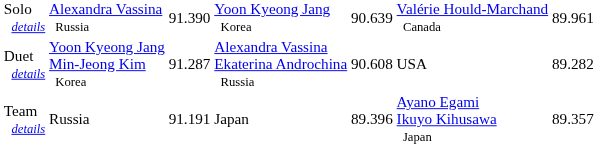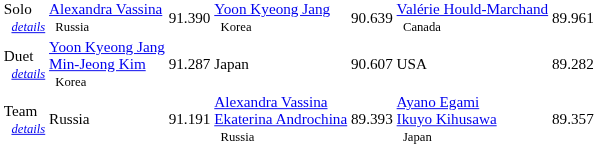(281, 64) Alexandra Vassina Ekaterina Androchina Russia -> (232, 64) Japan
(372, 64) 90.608 -> (372, 64) 90.607
(232, 119) Japan -> (281, 119) Alexandra Vassina Ekaterina Androchina Russia
(372, 119) 89.396 -> (372, 119) 89.393
